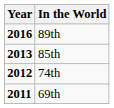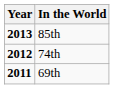- row: (49, 34)
